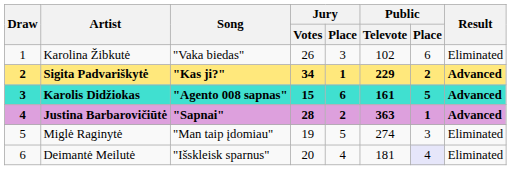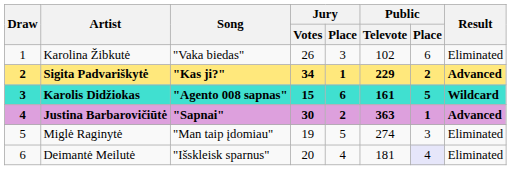(475, 94) Advanced -> (473, 94) Wildcard
(308, 114) 28 -> (308, 114) 30
